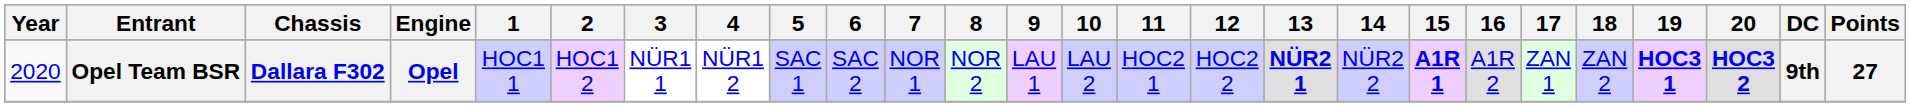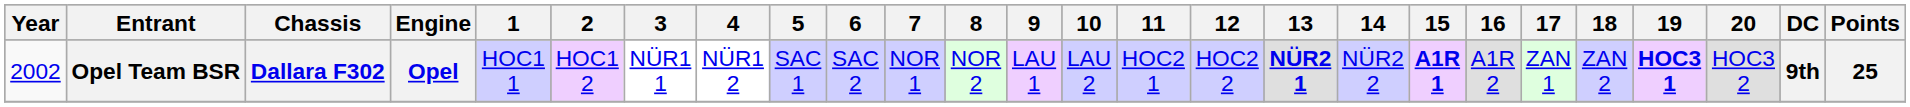(35, 71) 2020 -> (35, 71) 2002
(1743, 71) bold -> (1743, 71) normal
(1865, 71) 27 -> (1865, 71) 25
